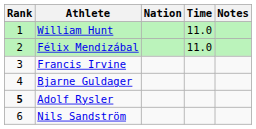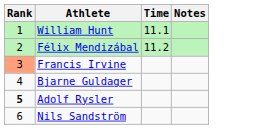- column: (163, 13)
(199, 30) 11.0 -> (156, 30) 11.1
(199, 47) 11.0 -> (156, 47) 11.2
(20, 64) no background -> (20, 64) lightsalmon background
